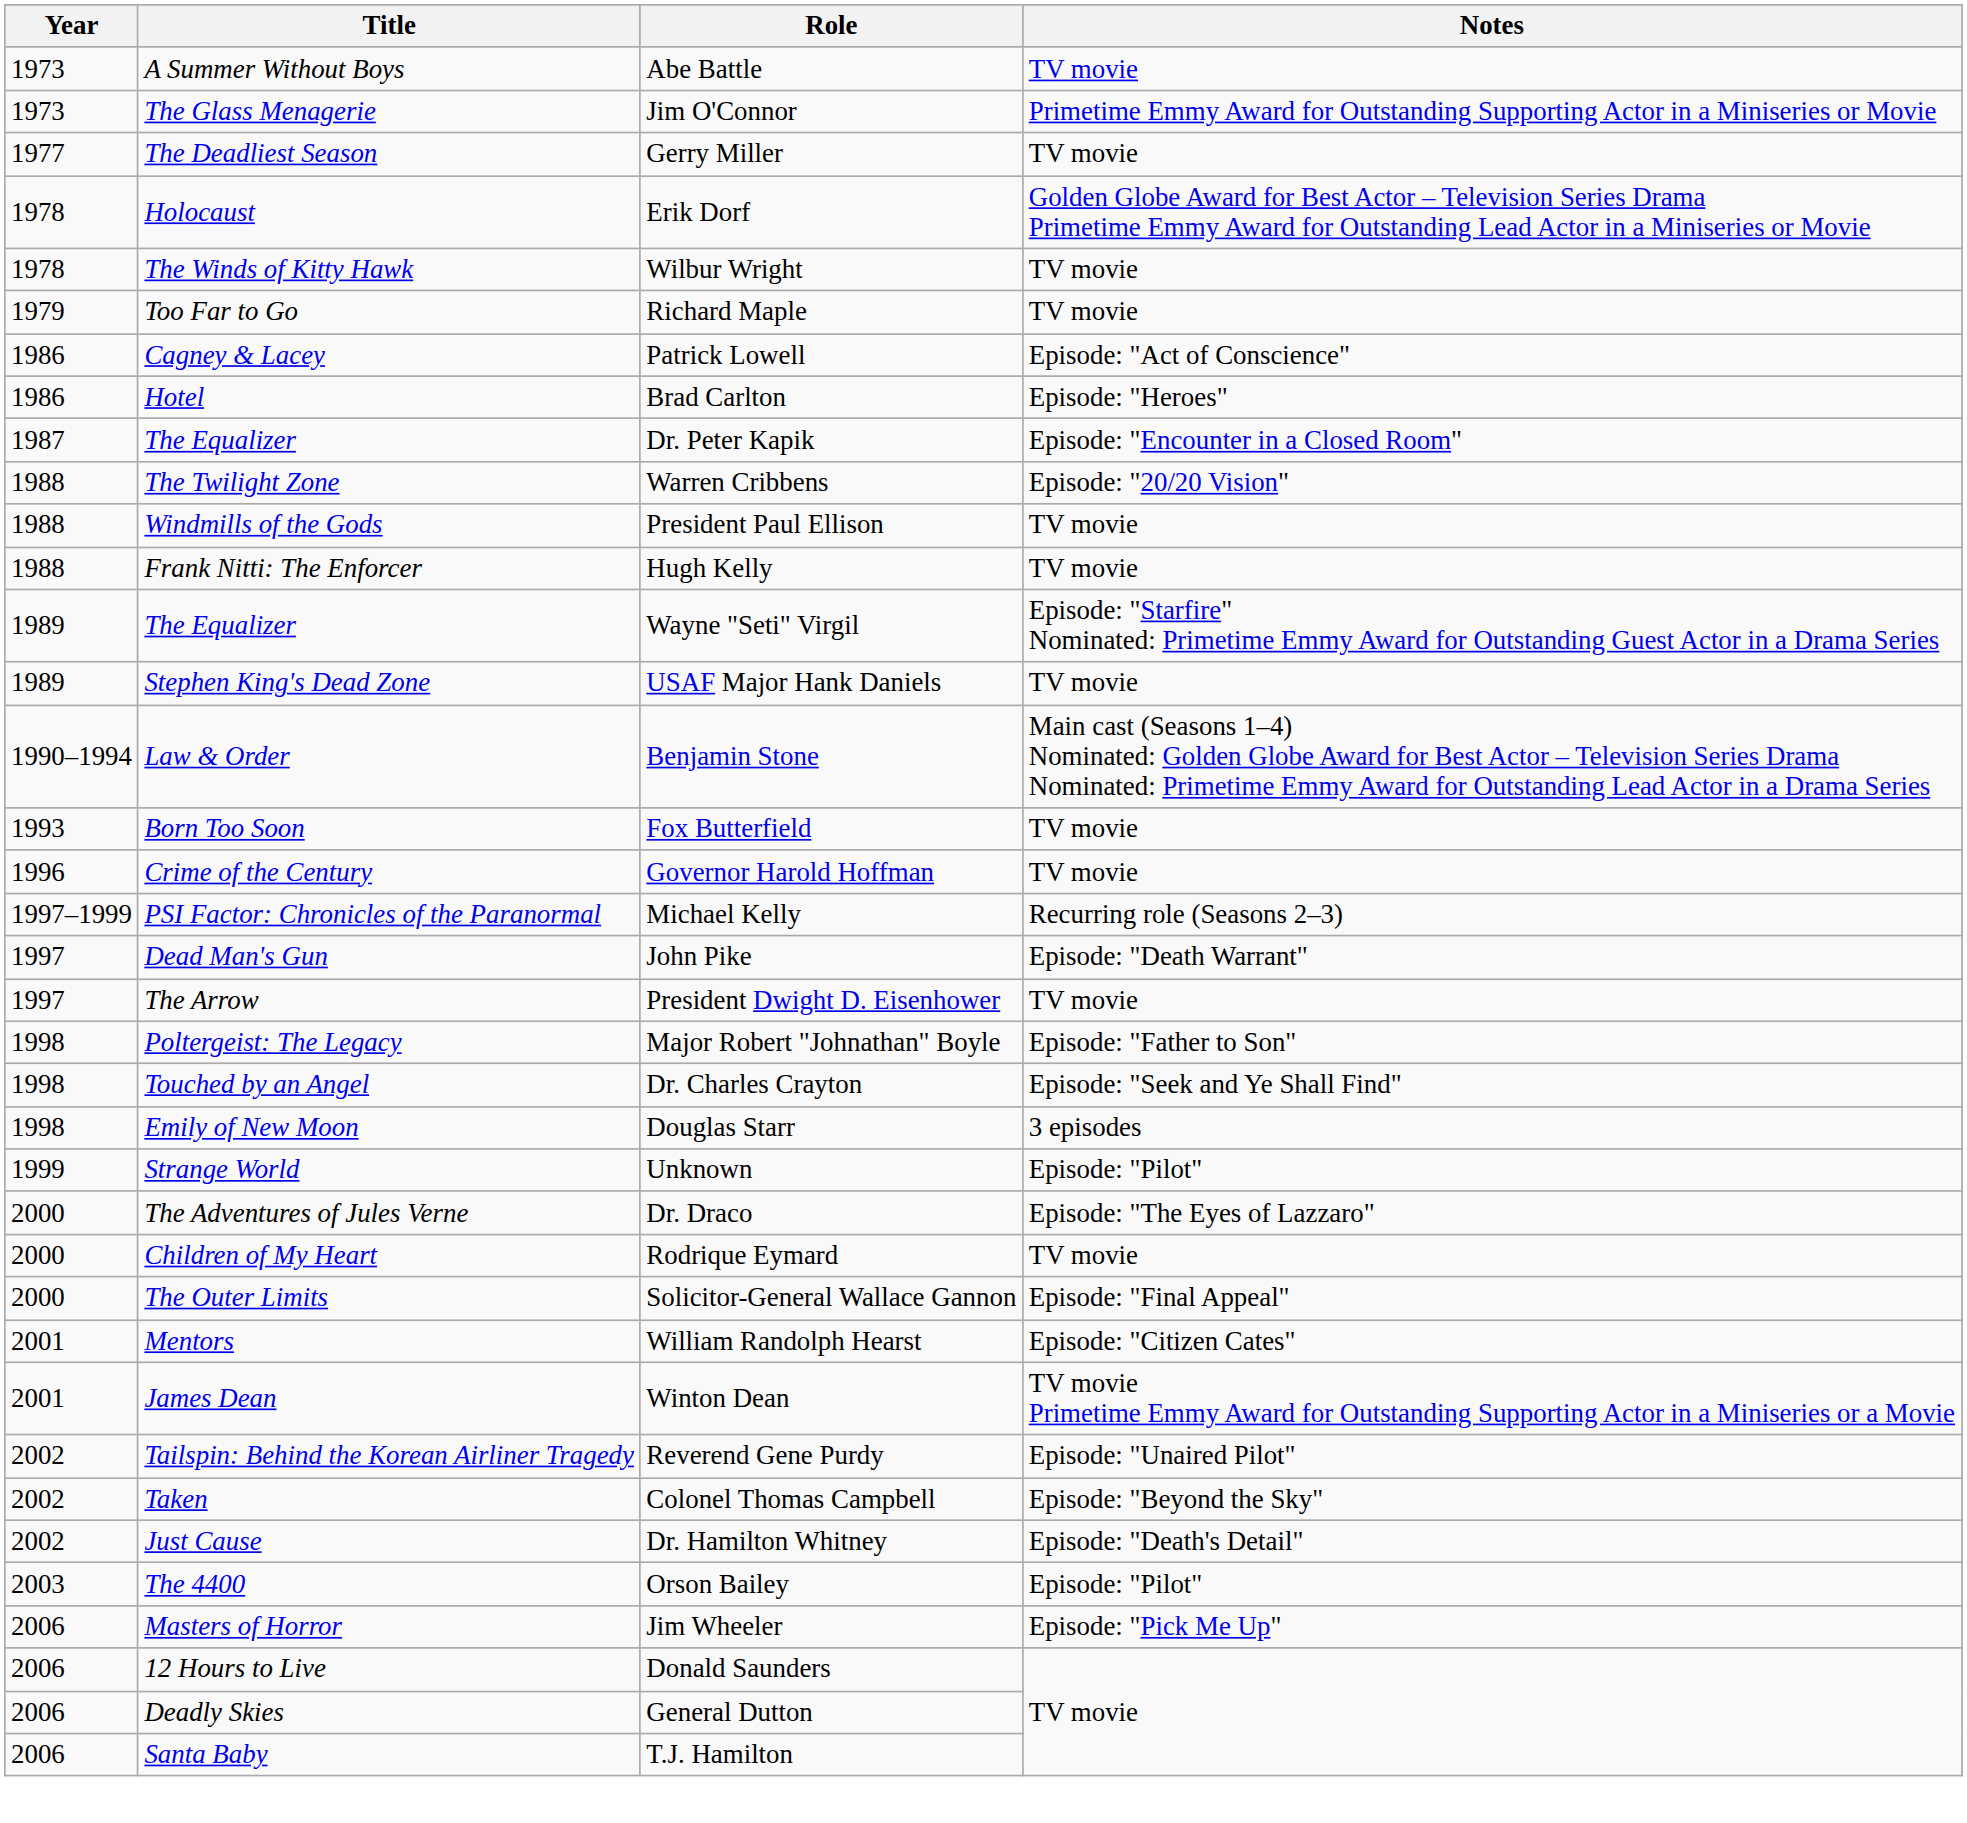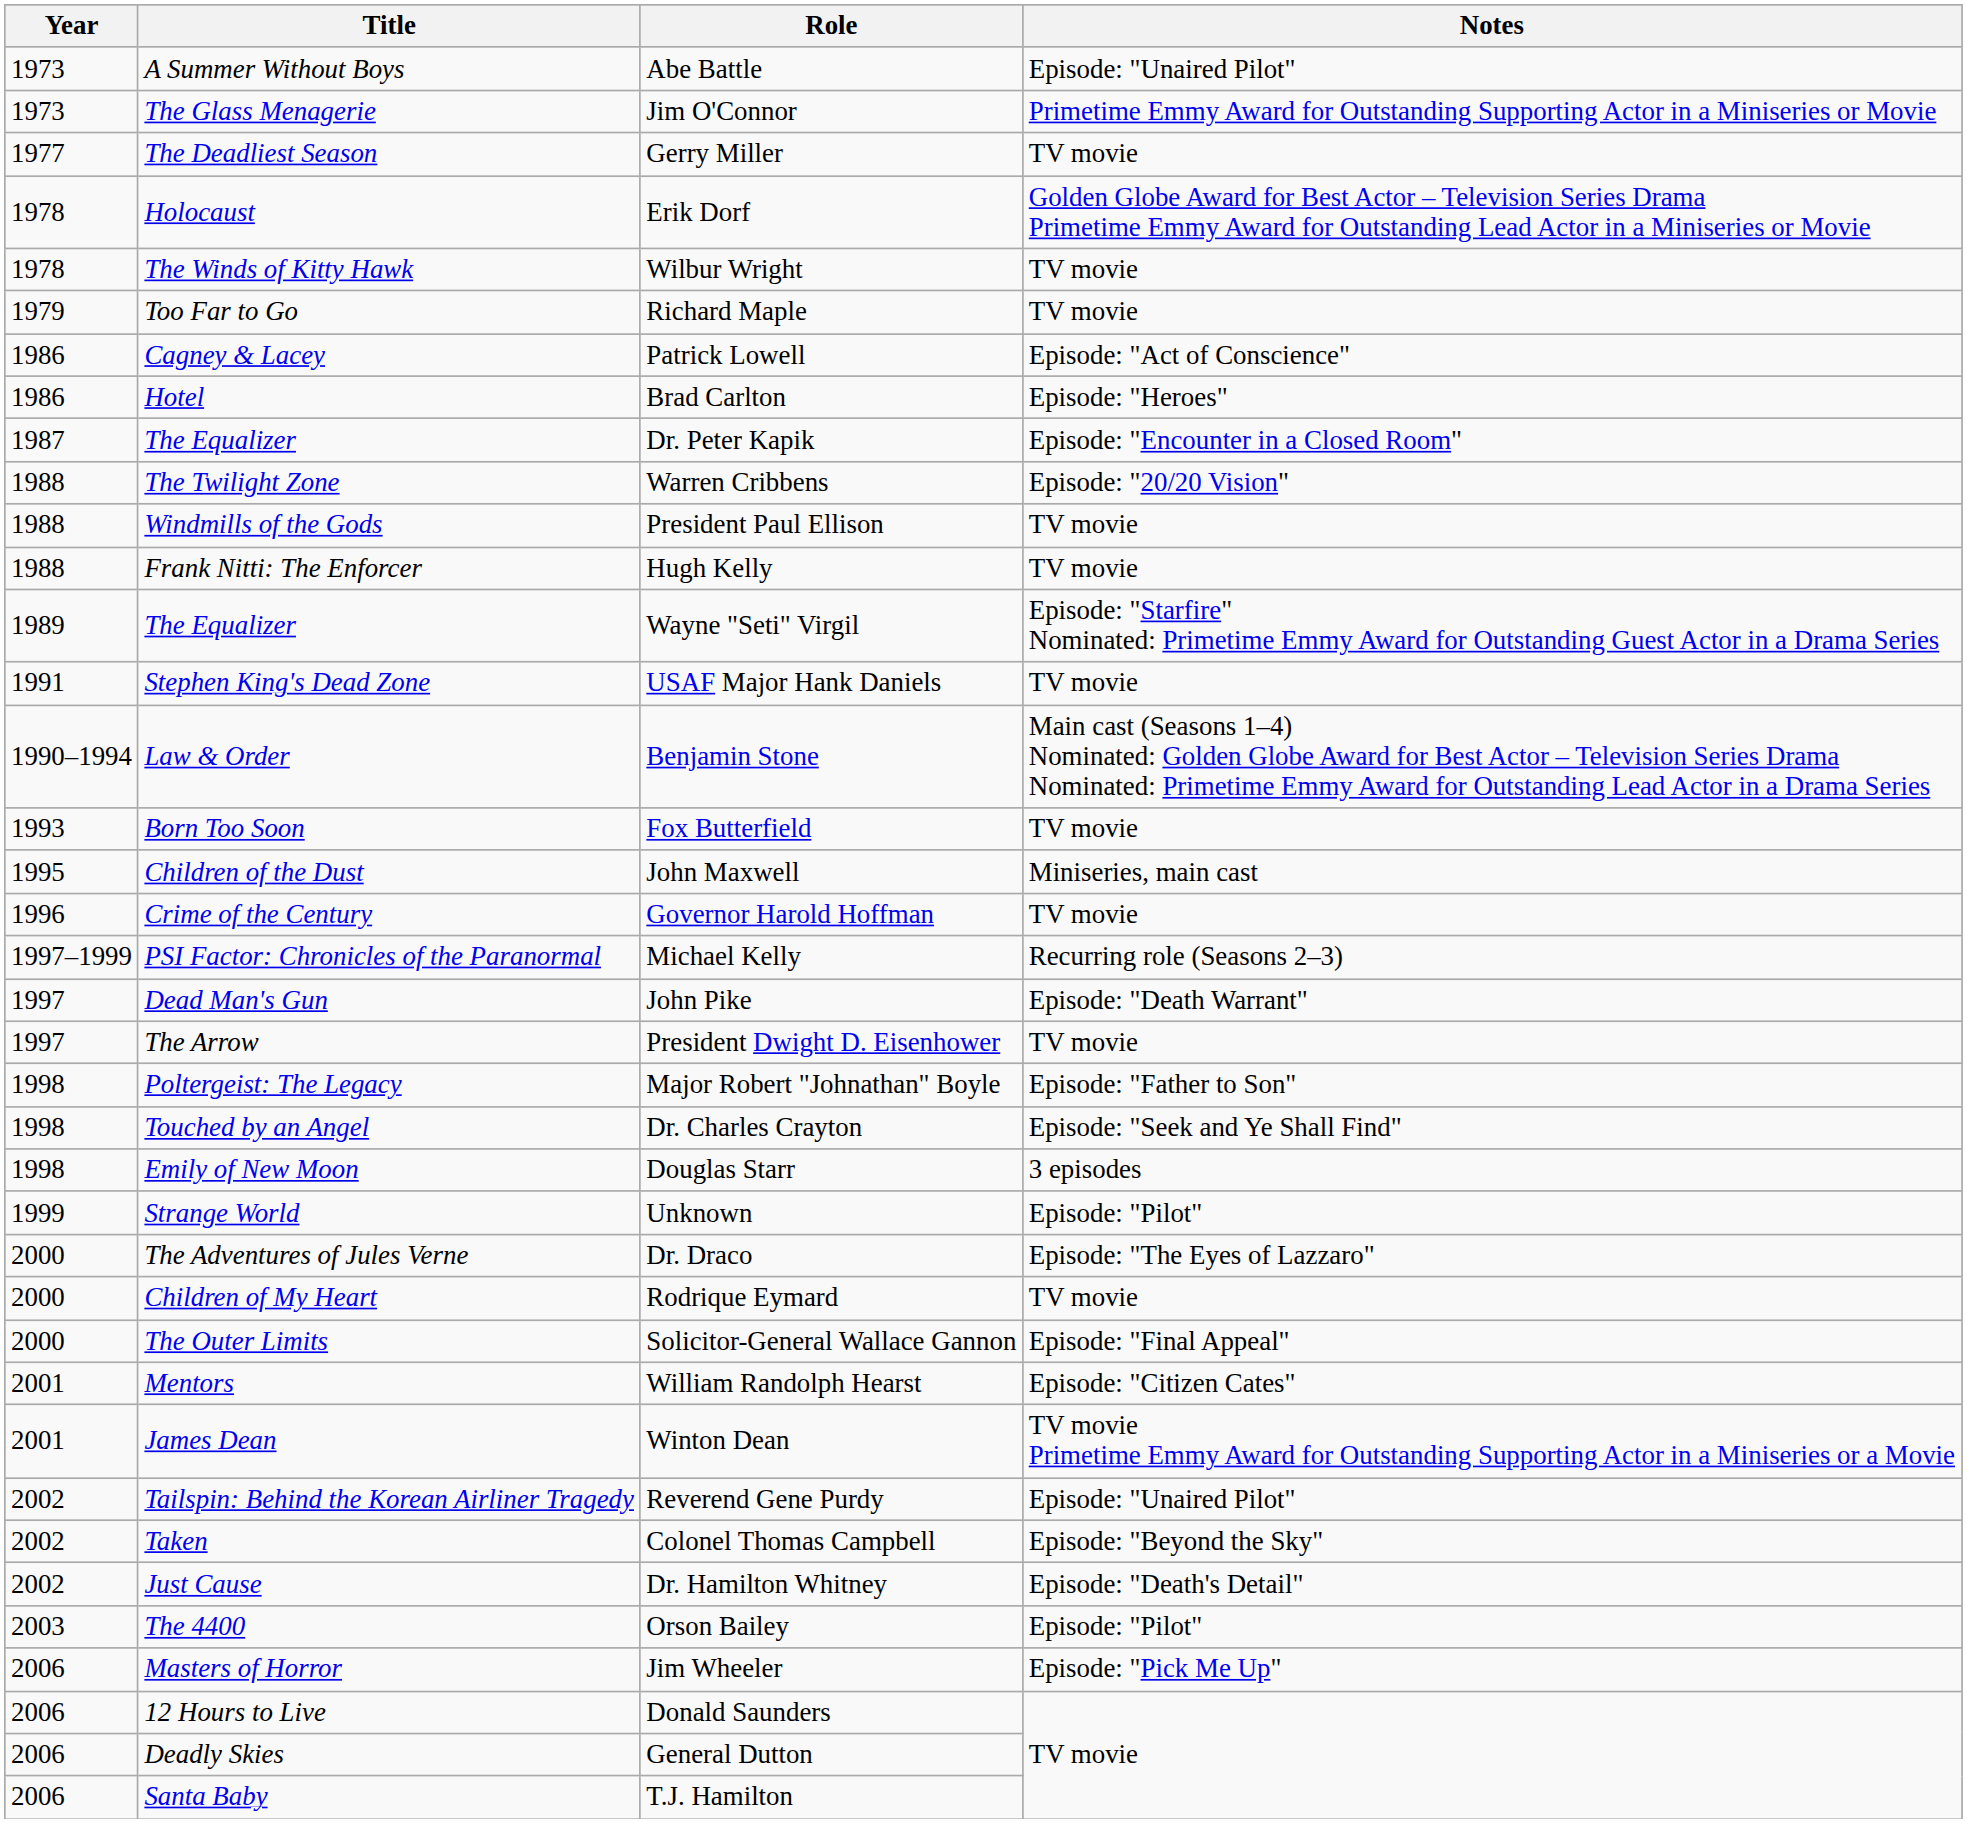(1083, 68) TV movie -> (1162, 68) Episode: "Unaired Pilot"
(38, 683) 1989 -> (38, 683) 1991
+ row: (723, 871)
